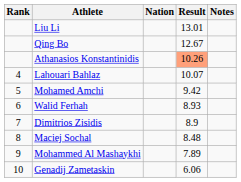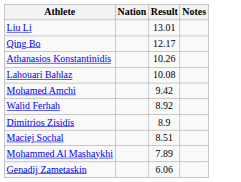- column: (18, 12)
(192, 43) 12.67 -> (164, 43) 12.17
(192, 59) lightsalmon background -> (164, 59) no background
(192, 75) 10.07 -> (164, 75) 10.08
(192, 106) 8.93 -> (164, 106) 8.92
(192, 138) 8.48 -> (164, 138) 8.51
